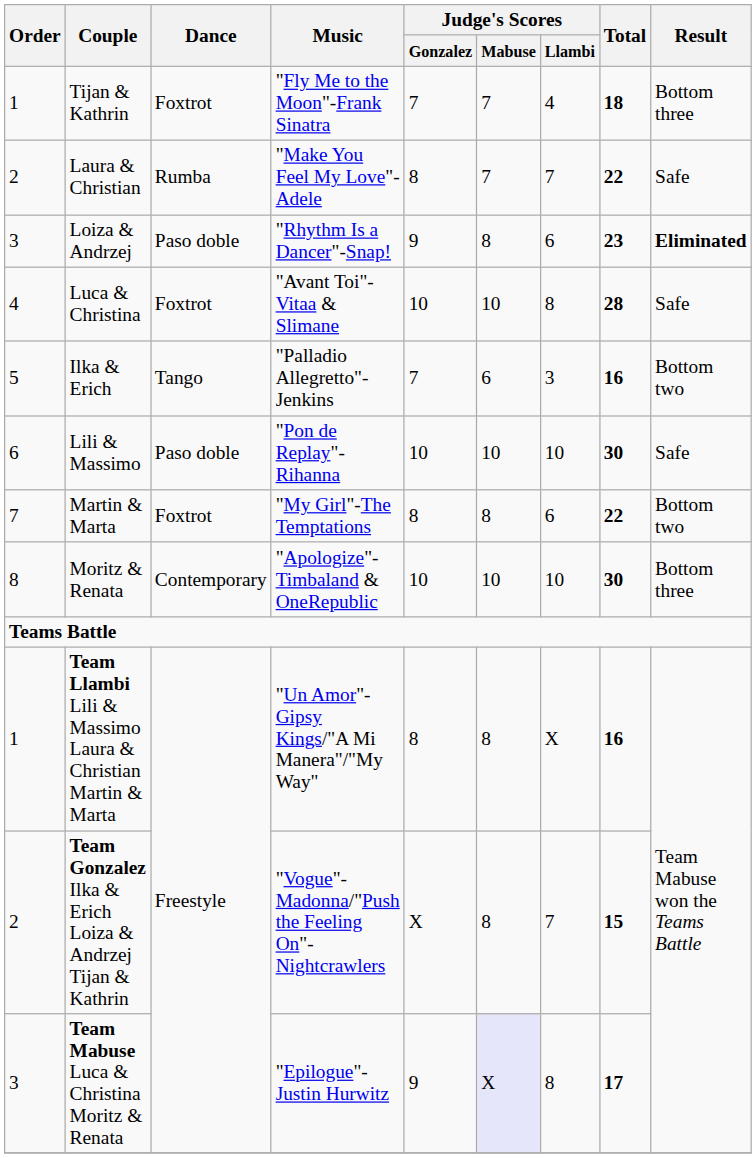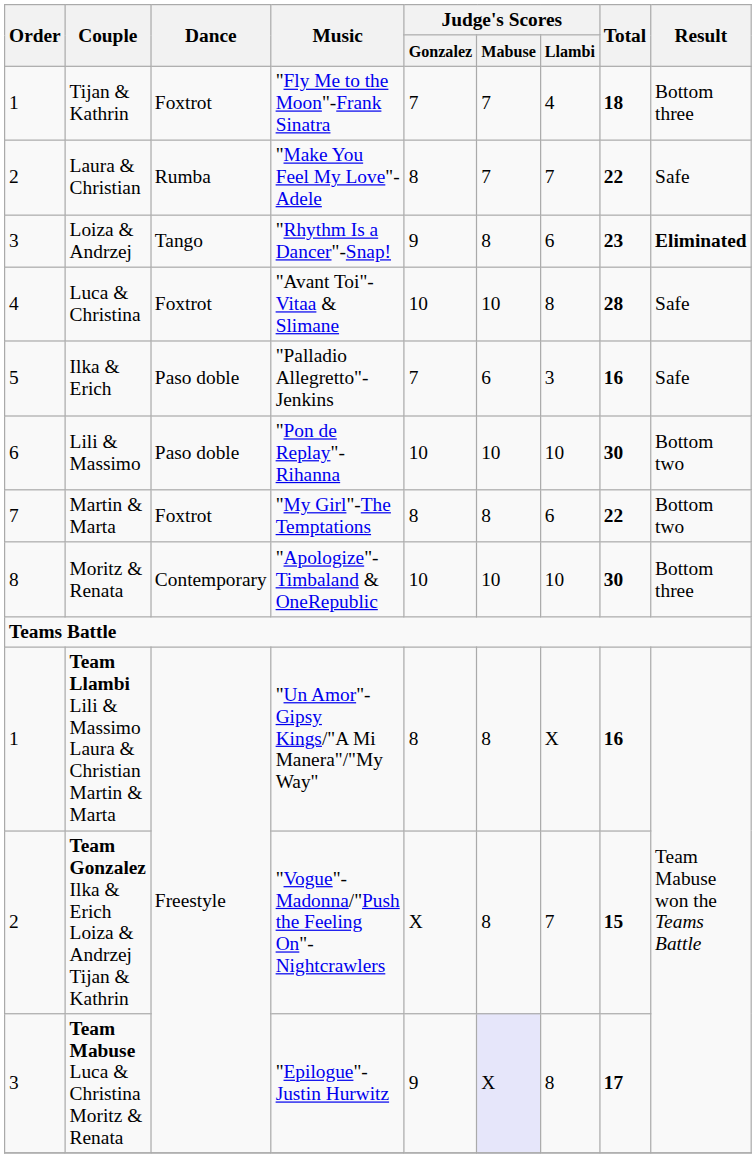(197, 240) Paso doble -> (179, 240) Tango
(179, 378) Tango -> (197, 378) Paso doble
(684, 378) Bottom two -> (672, 378) Safe
(672, 452) Safe -> (684, 452) Bottom two
